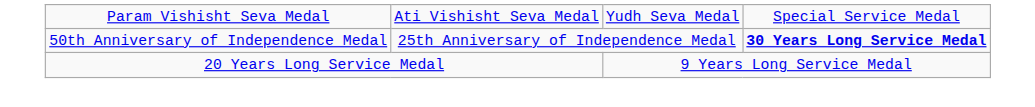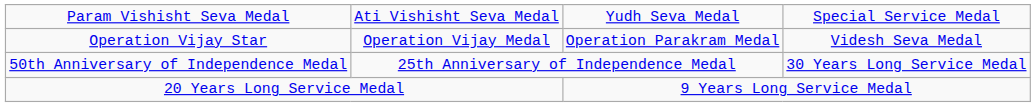+ row: (178, 41)
(866, 41) bold -> (906, 65) normal
